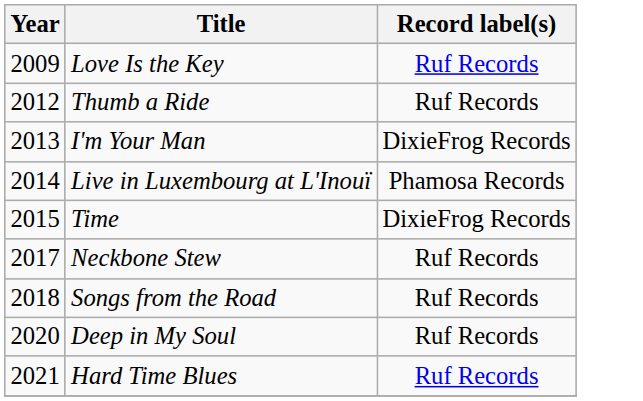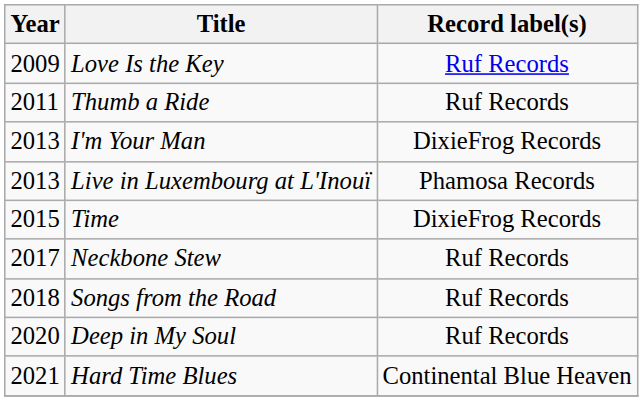(35, 102) 2012 -> (35, 102) 2011
(35, 180) 2014 -> (35, 180) 2013
(477, 375) Ruf Records -> (507, 375) Continental Blue Heaven
